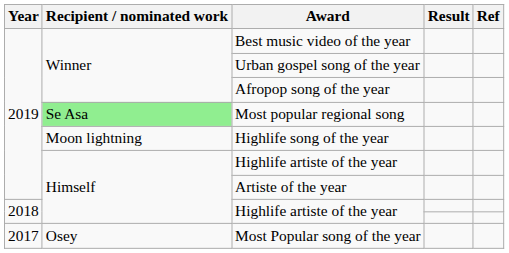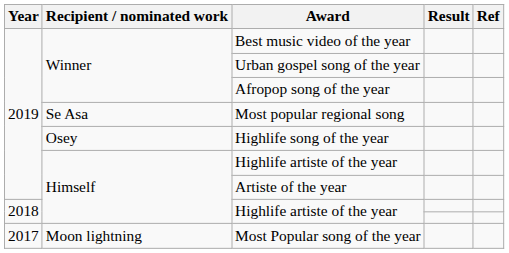(67, 114) lightgreen background -> (67, 114) no background
(94, 138) Moon lightning -> (62, 138) Osey
(62, 235) Osey -> (94, 235) Moon lightning
